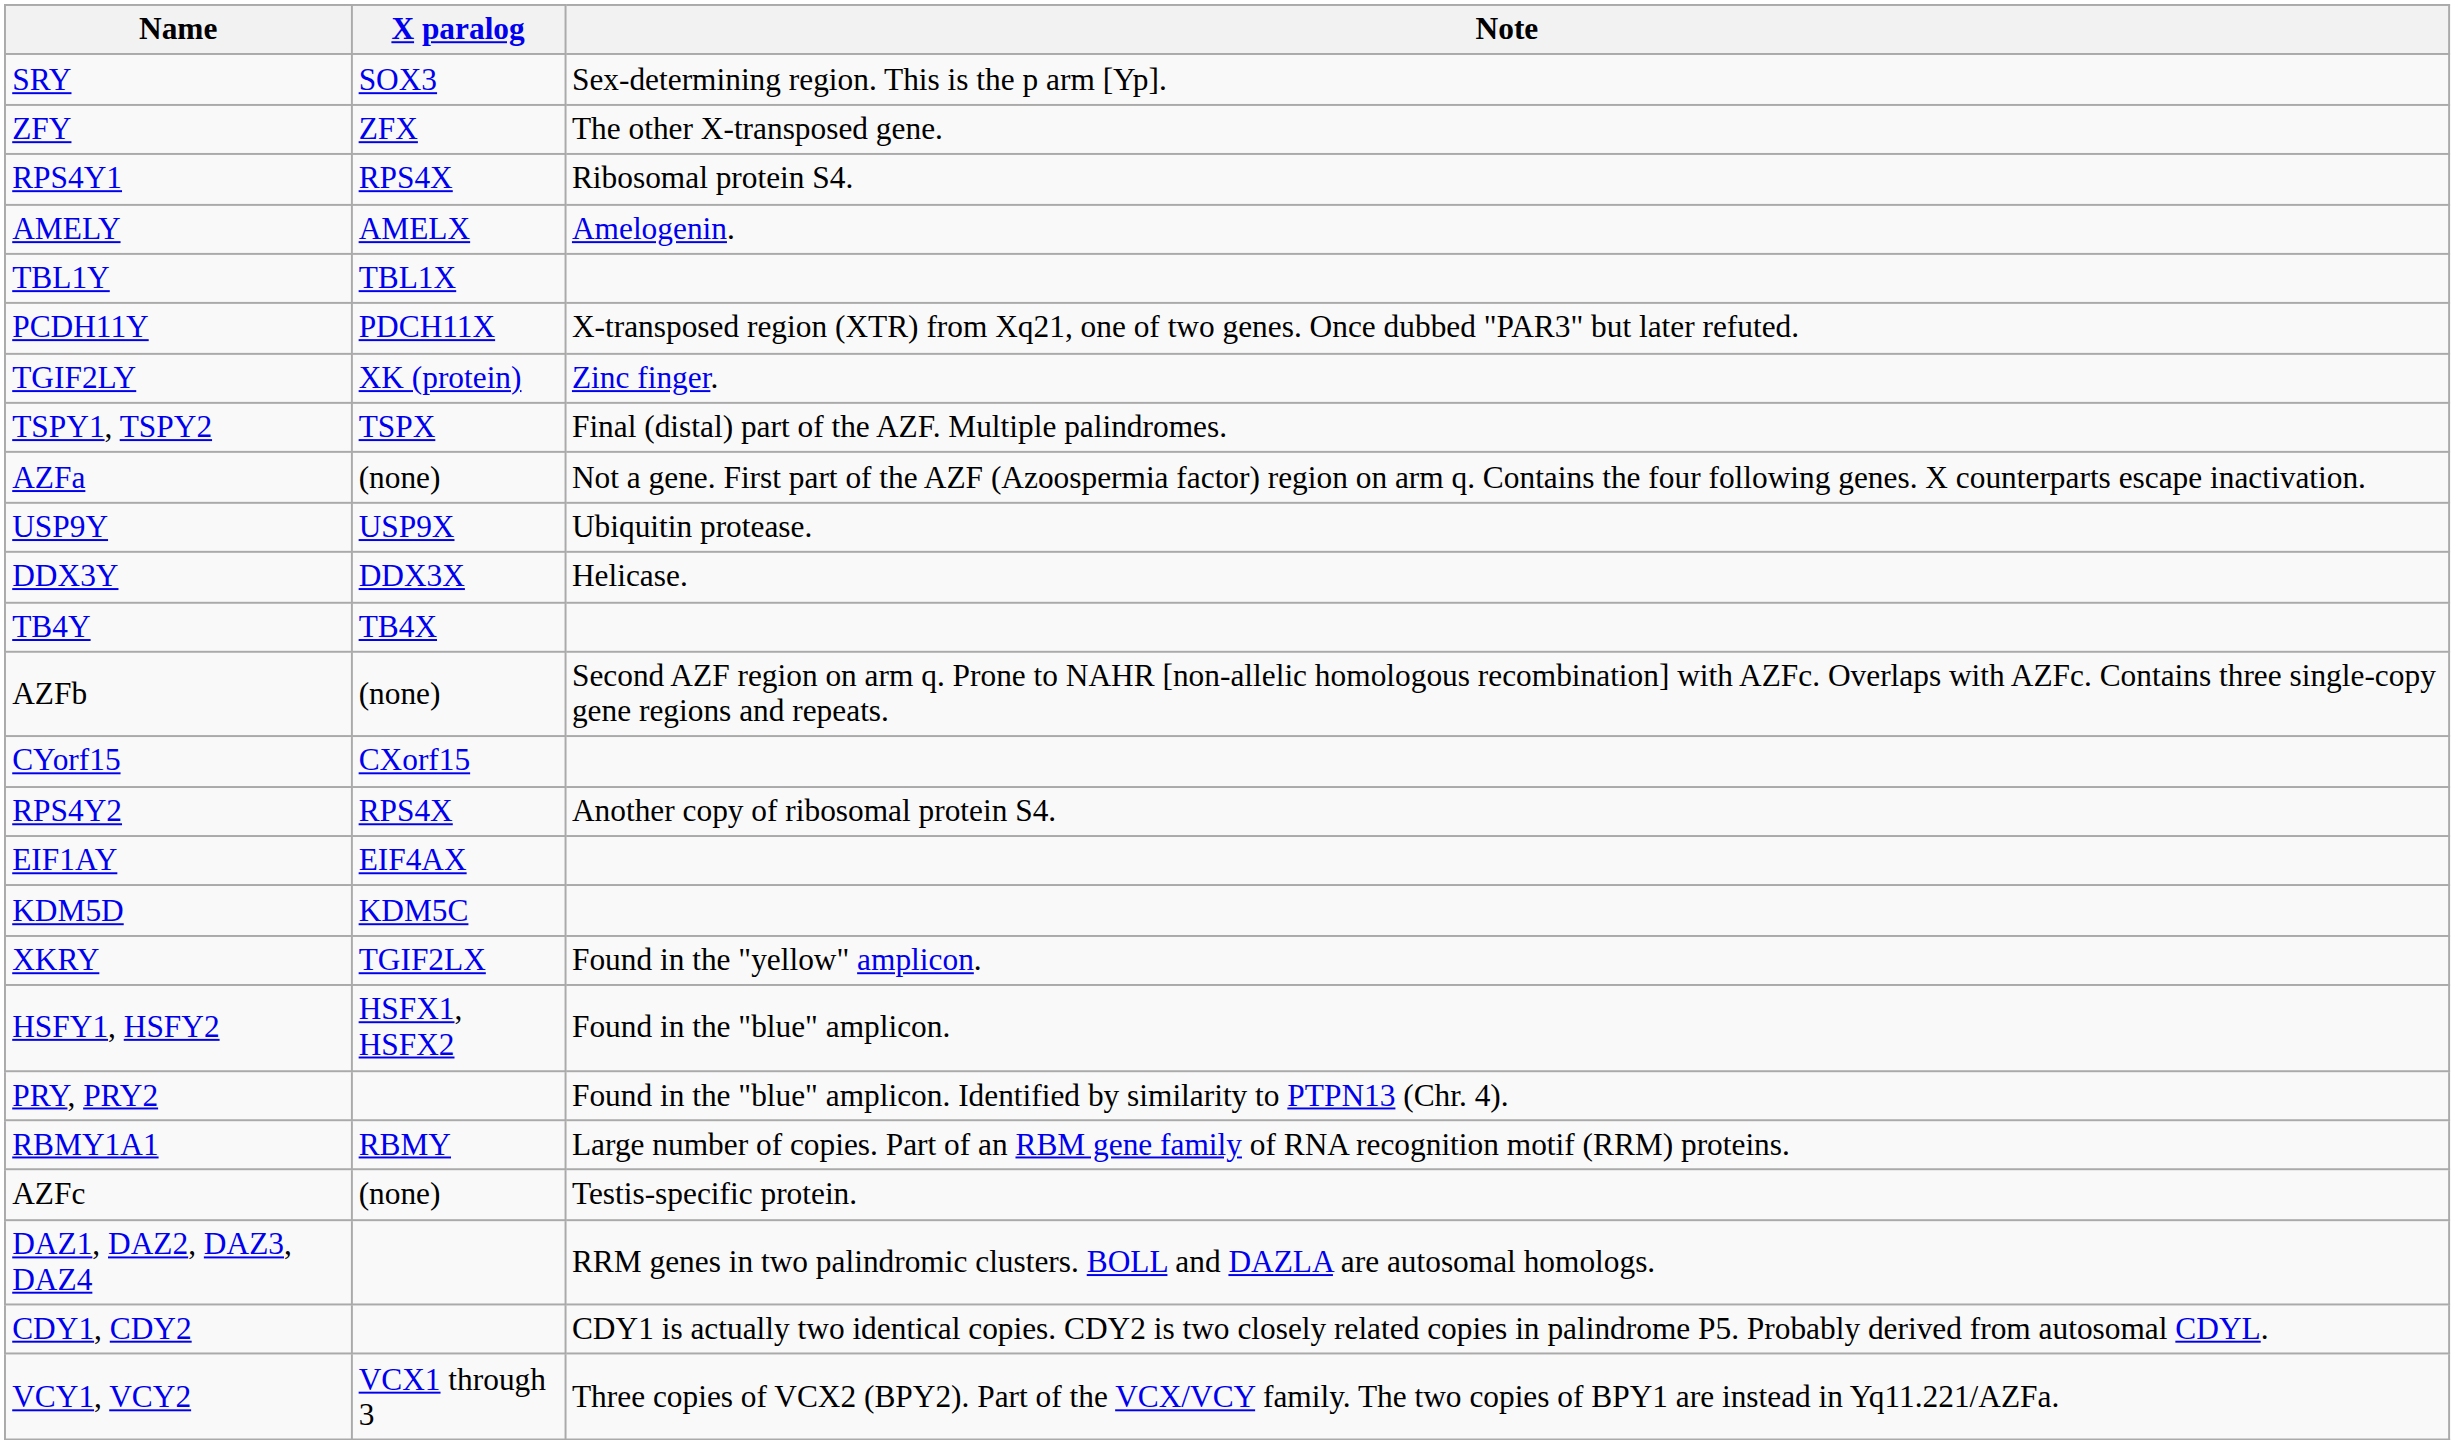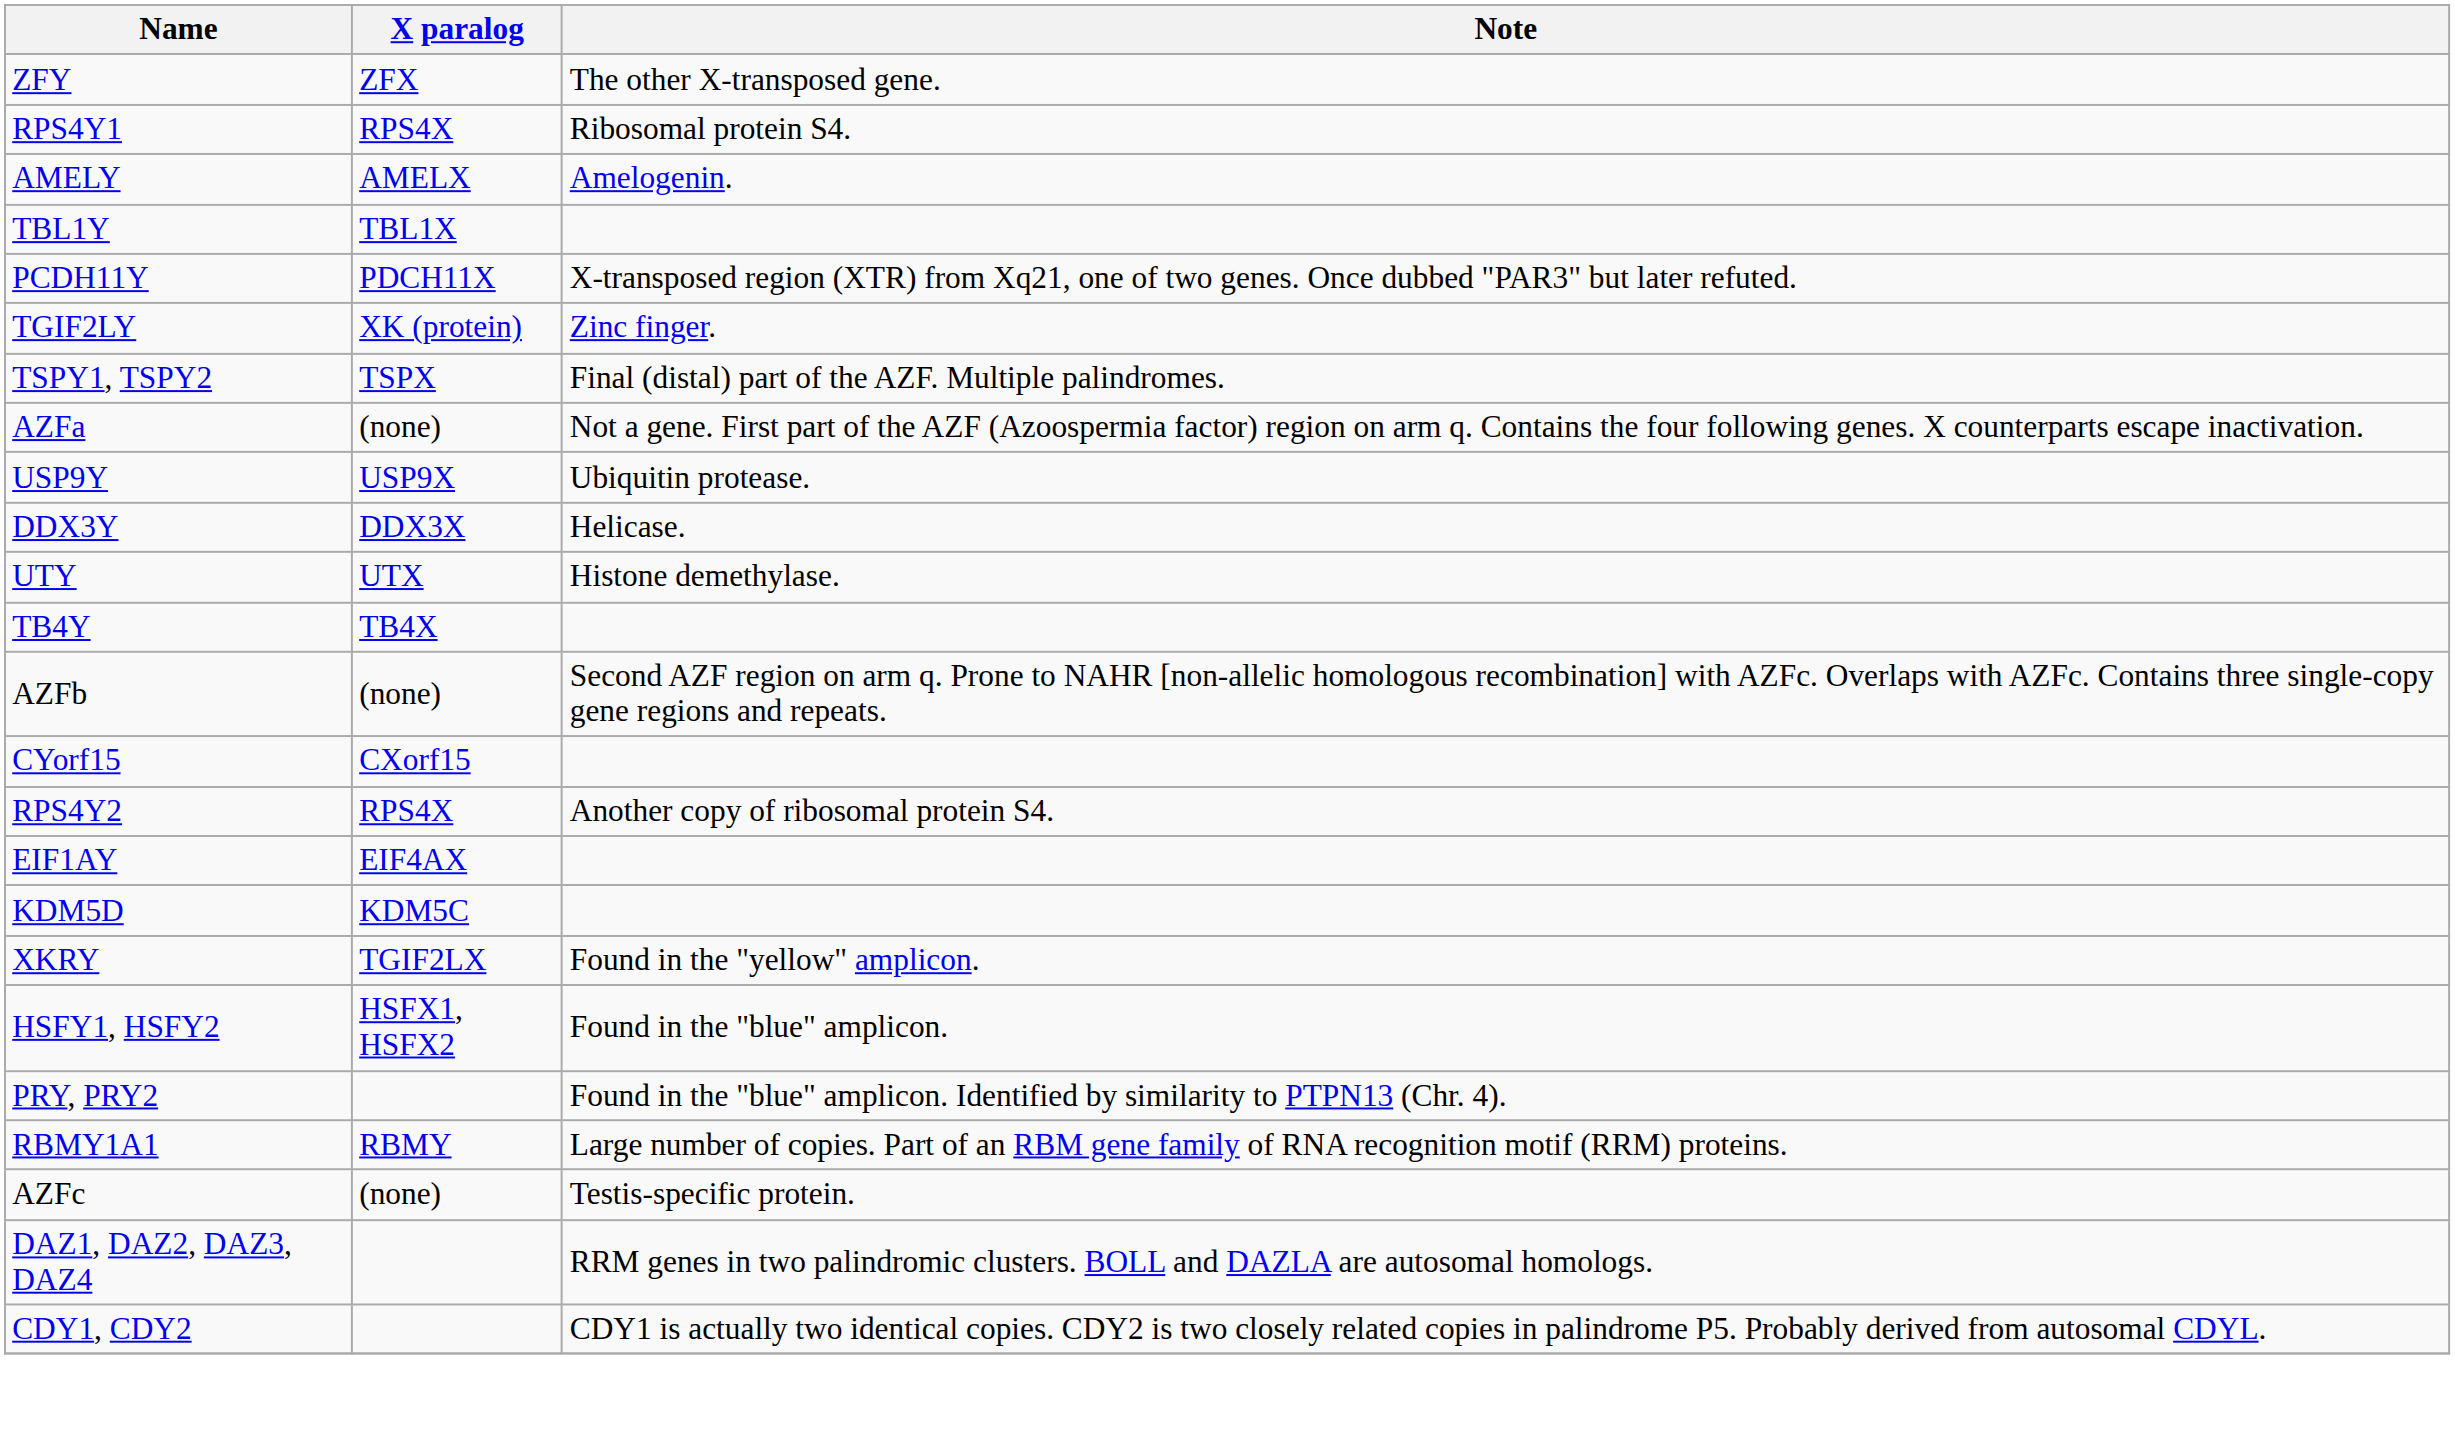- row: (42, 79)
+ row: (44, 576)
- row: (102, 1396)
